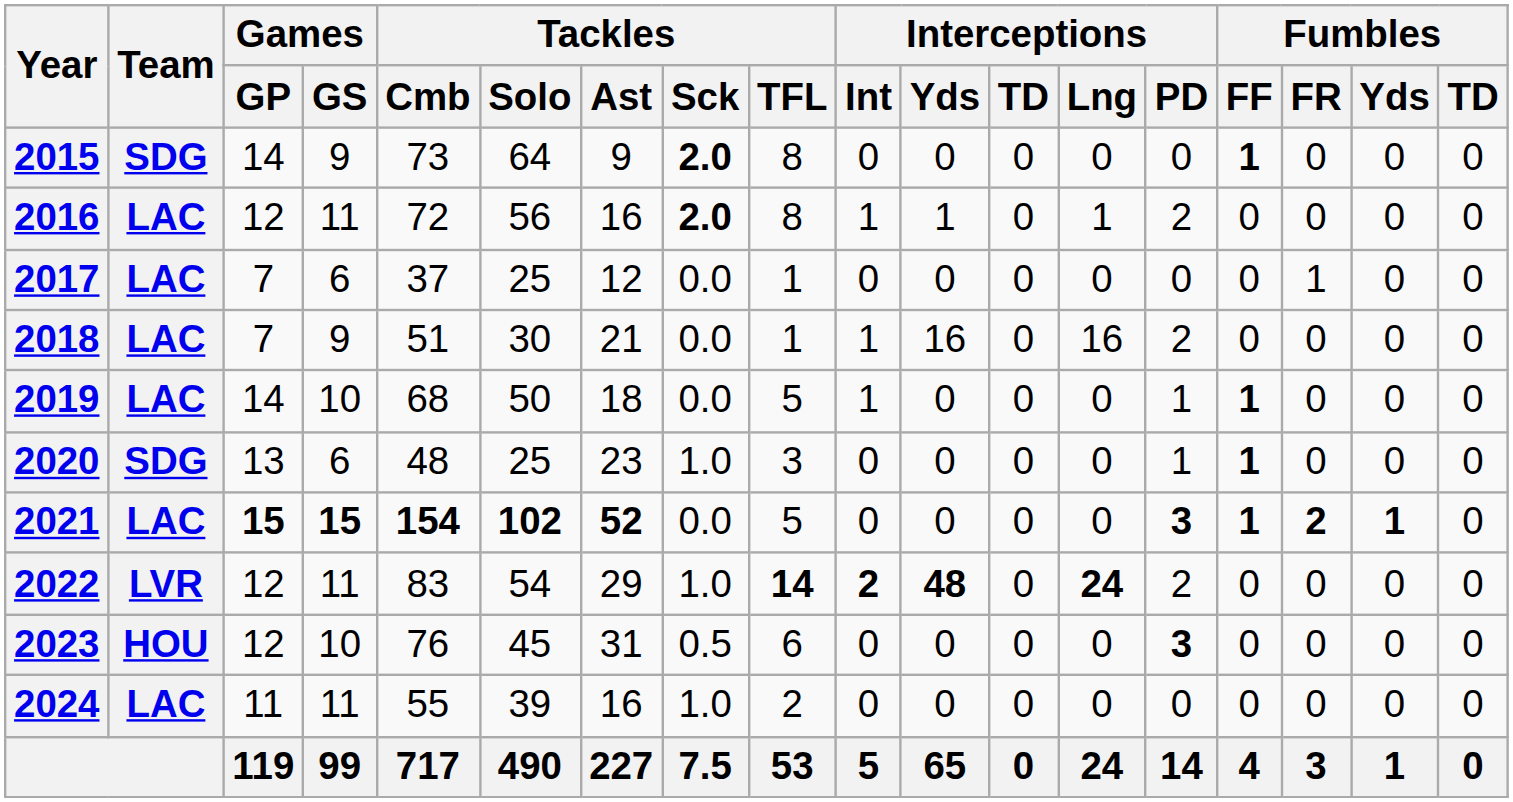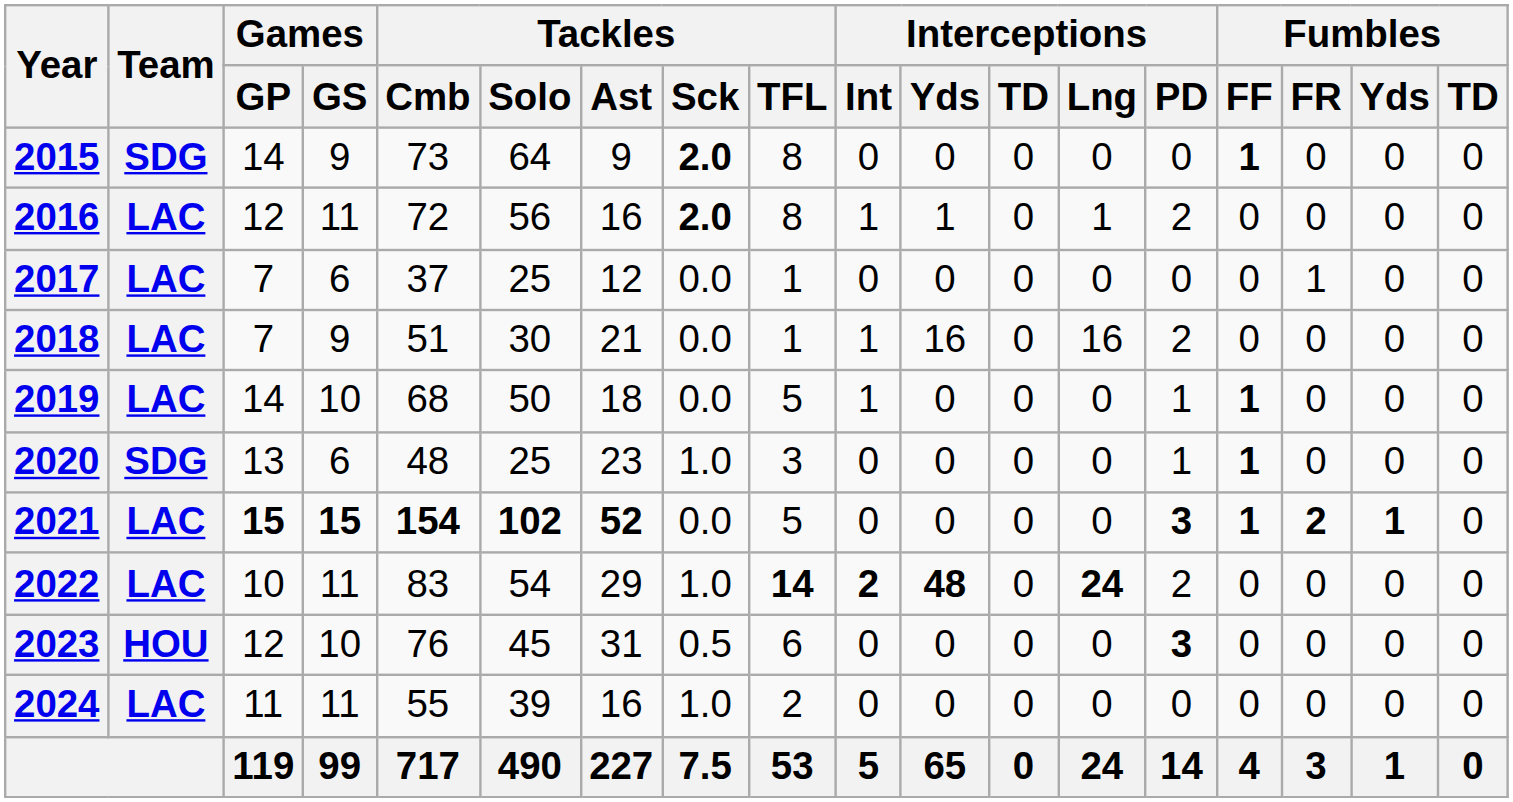(166, 583) LVR -> (166, 583) LAC
(263, 583) 12 -> (263, 583) 10
